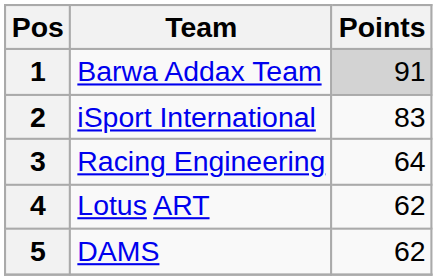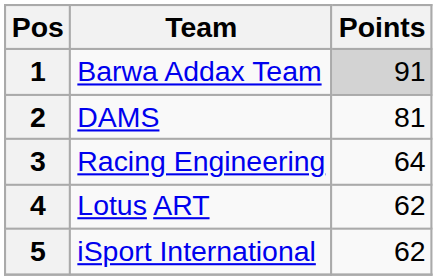(197, 117) iSport International -> (118, 117) DAMS
(410, 117) 83 -> (410, 117) 81
(118, 251) DAMS -> (197, 251) iSport International
